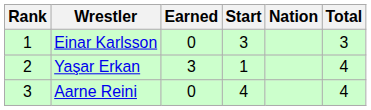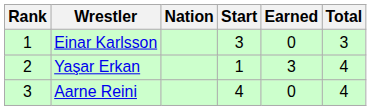columns swapped: (294, 17) <-> (191, 17)
